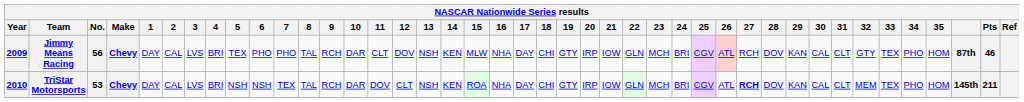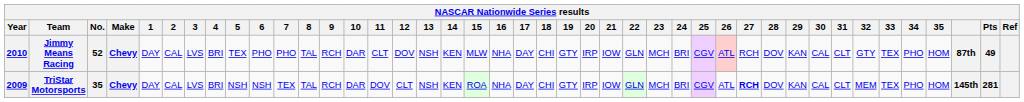(17, 53) 2009 -> (17, 53) 2010
(97, 53) 56 -> (97, 53) 52
(990, 53) 46 -> (990, 53) 49
(17, 85) 2010 -> (17, 85) 2009
(97, 85) 53 -> (97, 85) 35
(990, 85) 211 -> (990, 85) 281
